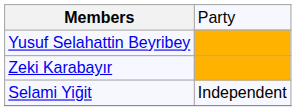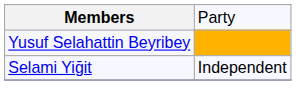- row: (60, 68)
